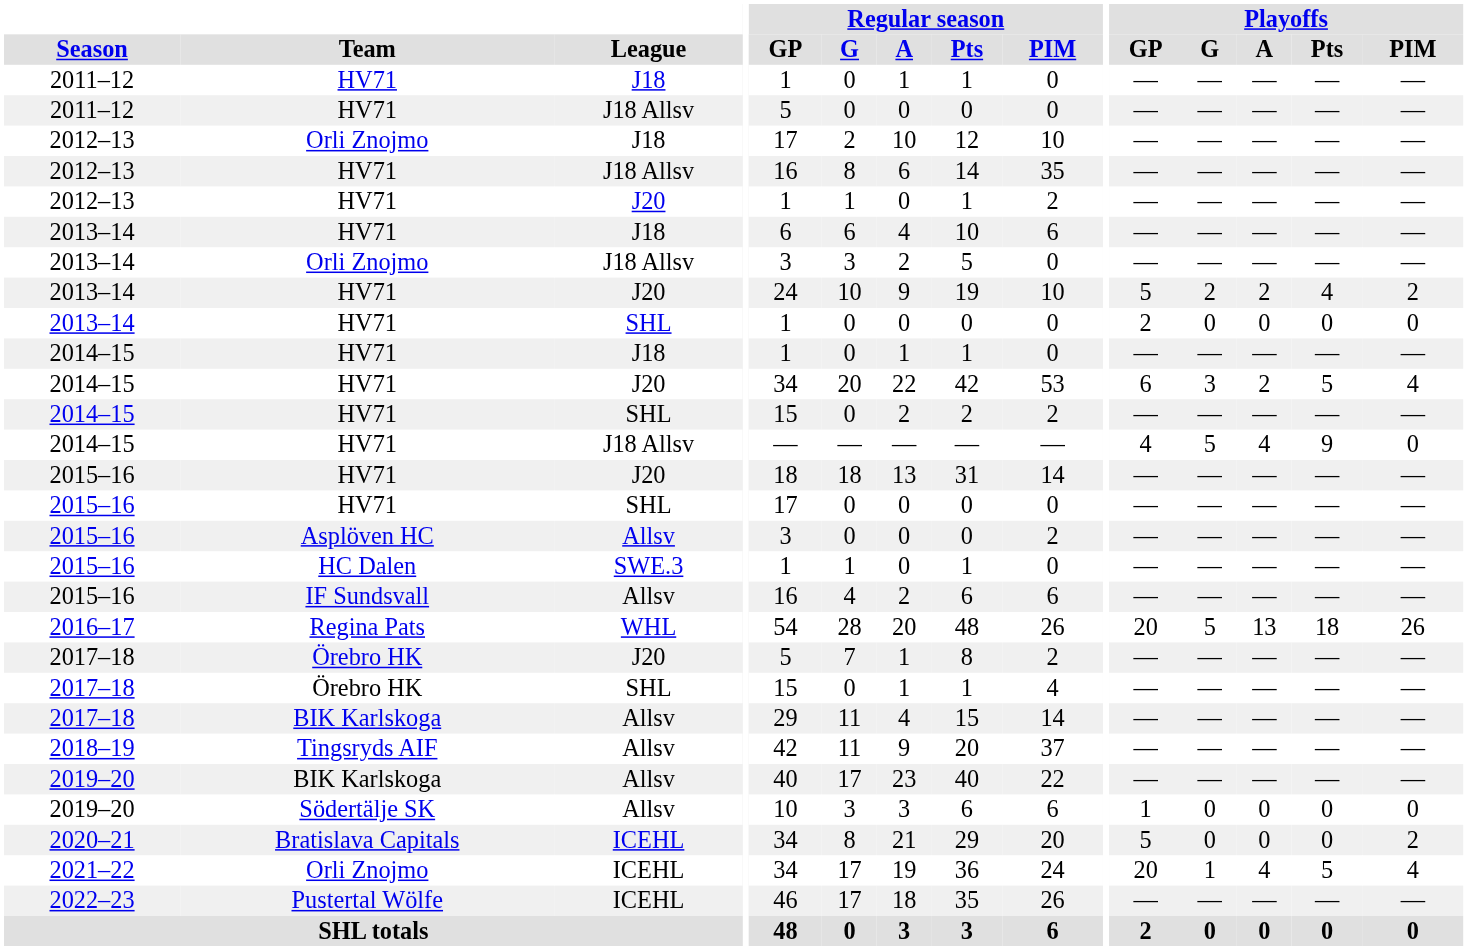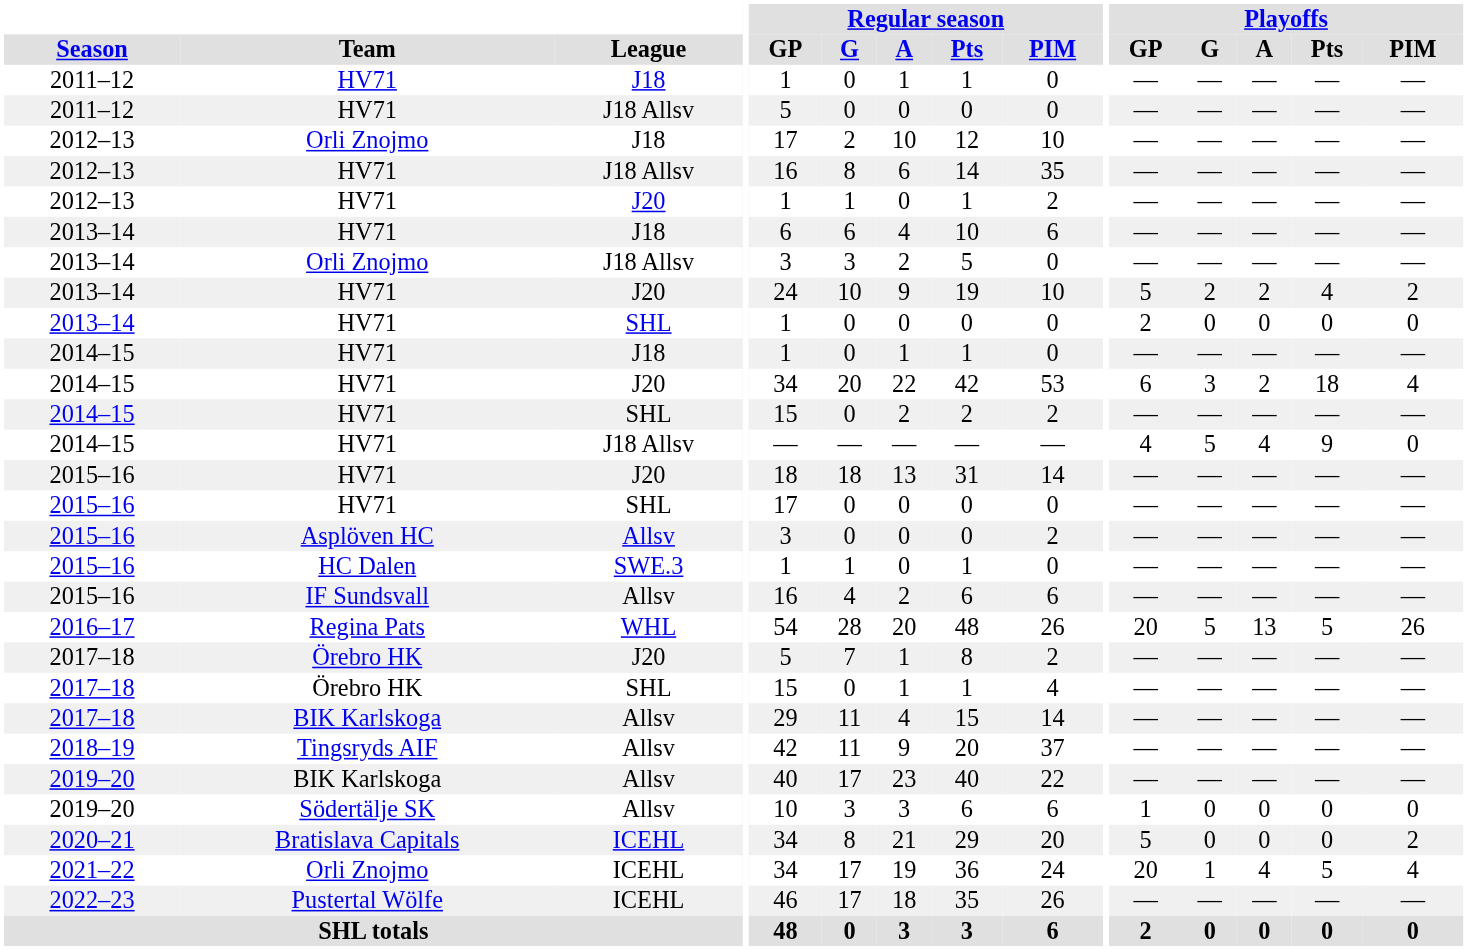(1327, 383) 5 -> (1327, 383) 18
(1327, 626) 18 -> (1327, 626) 5
